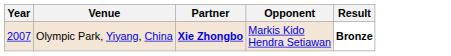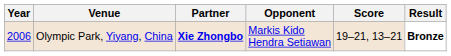+ column: (369, 13)
(19, 36) 2007 -> (19, 36) 2006
